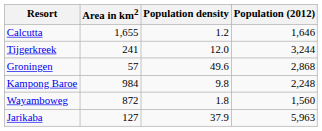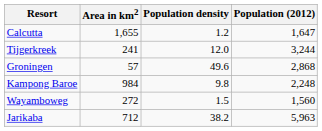(303, 32) 1,646 -> (303, 32) 1,647
(130, 100) 872 -> (130, 100) 272
(222, 100) 1.8 -> (222, 100) 1.5
(130, 117) 127 -> (130, 117) 712
(219, 117) 37.9 -> (219, 117) 38.2
